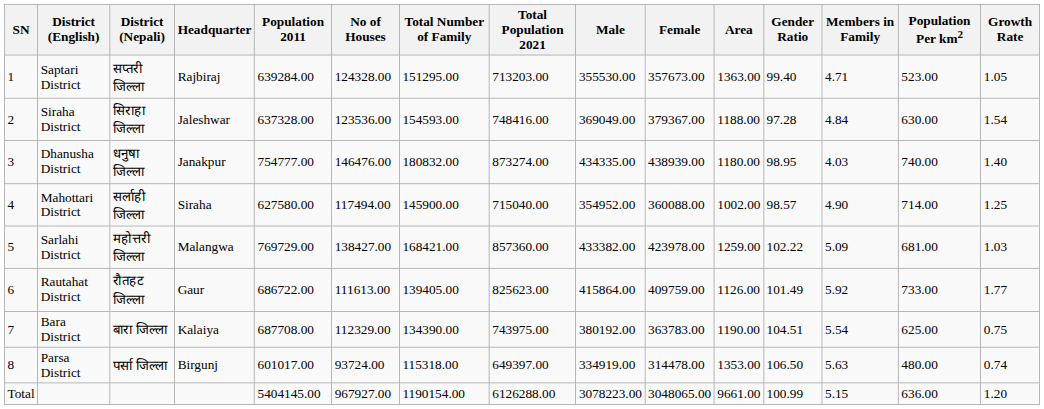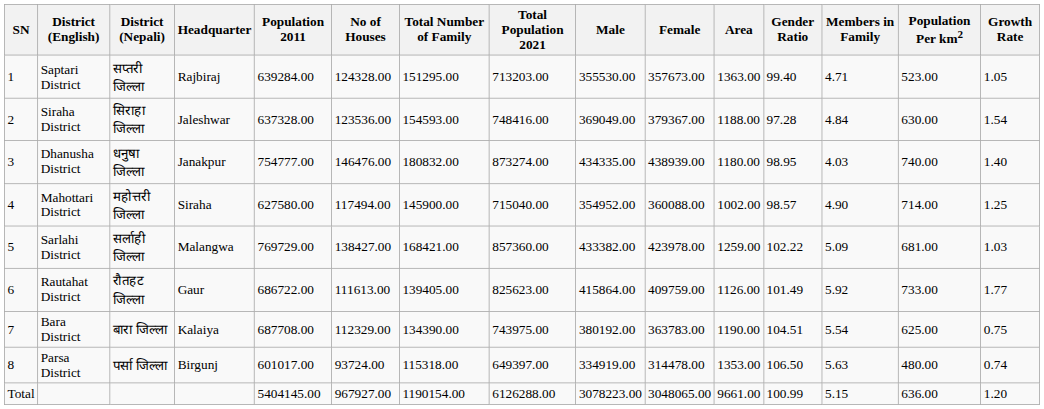(129, 205) सर्लाही जिल्ला -> (131, 205) महोत्तरी जिल्ला
(131, 248) महोत्तरी जिल्ला -> (129, 248) सर्लाही जिल्ला
